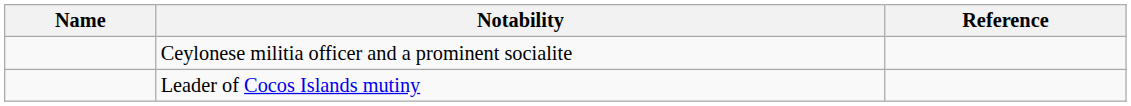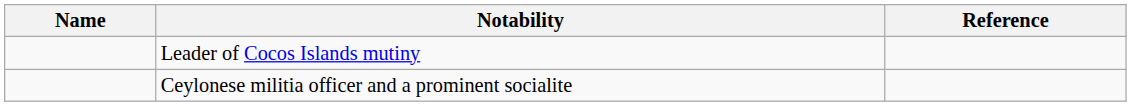rows swapped: (290, 85) <-> (366, 52)
